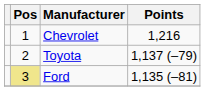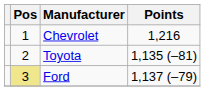(164, 56) 1,137 (–79) -> (164, 56) 1,135 (–81)
(164, 76) 1,135 (–81) -> (164, 76) 1,137 (–79)
